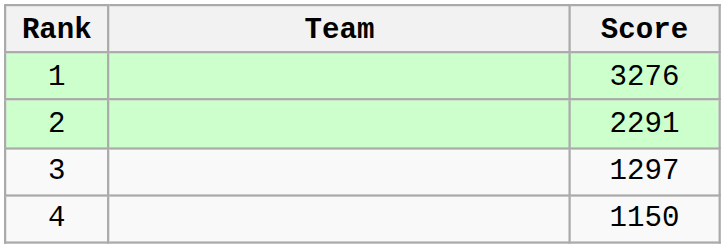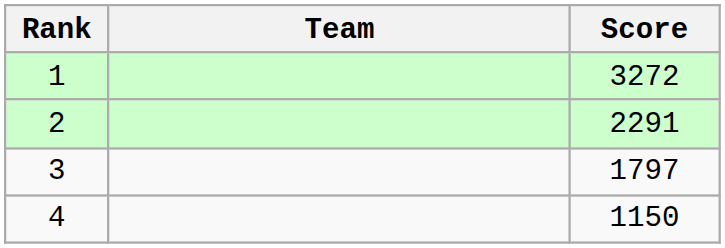(645, 76) 3276 -> (645, 76) 3272
(645, 171) 1297 -> (645, 171) 1797
